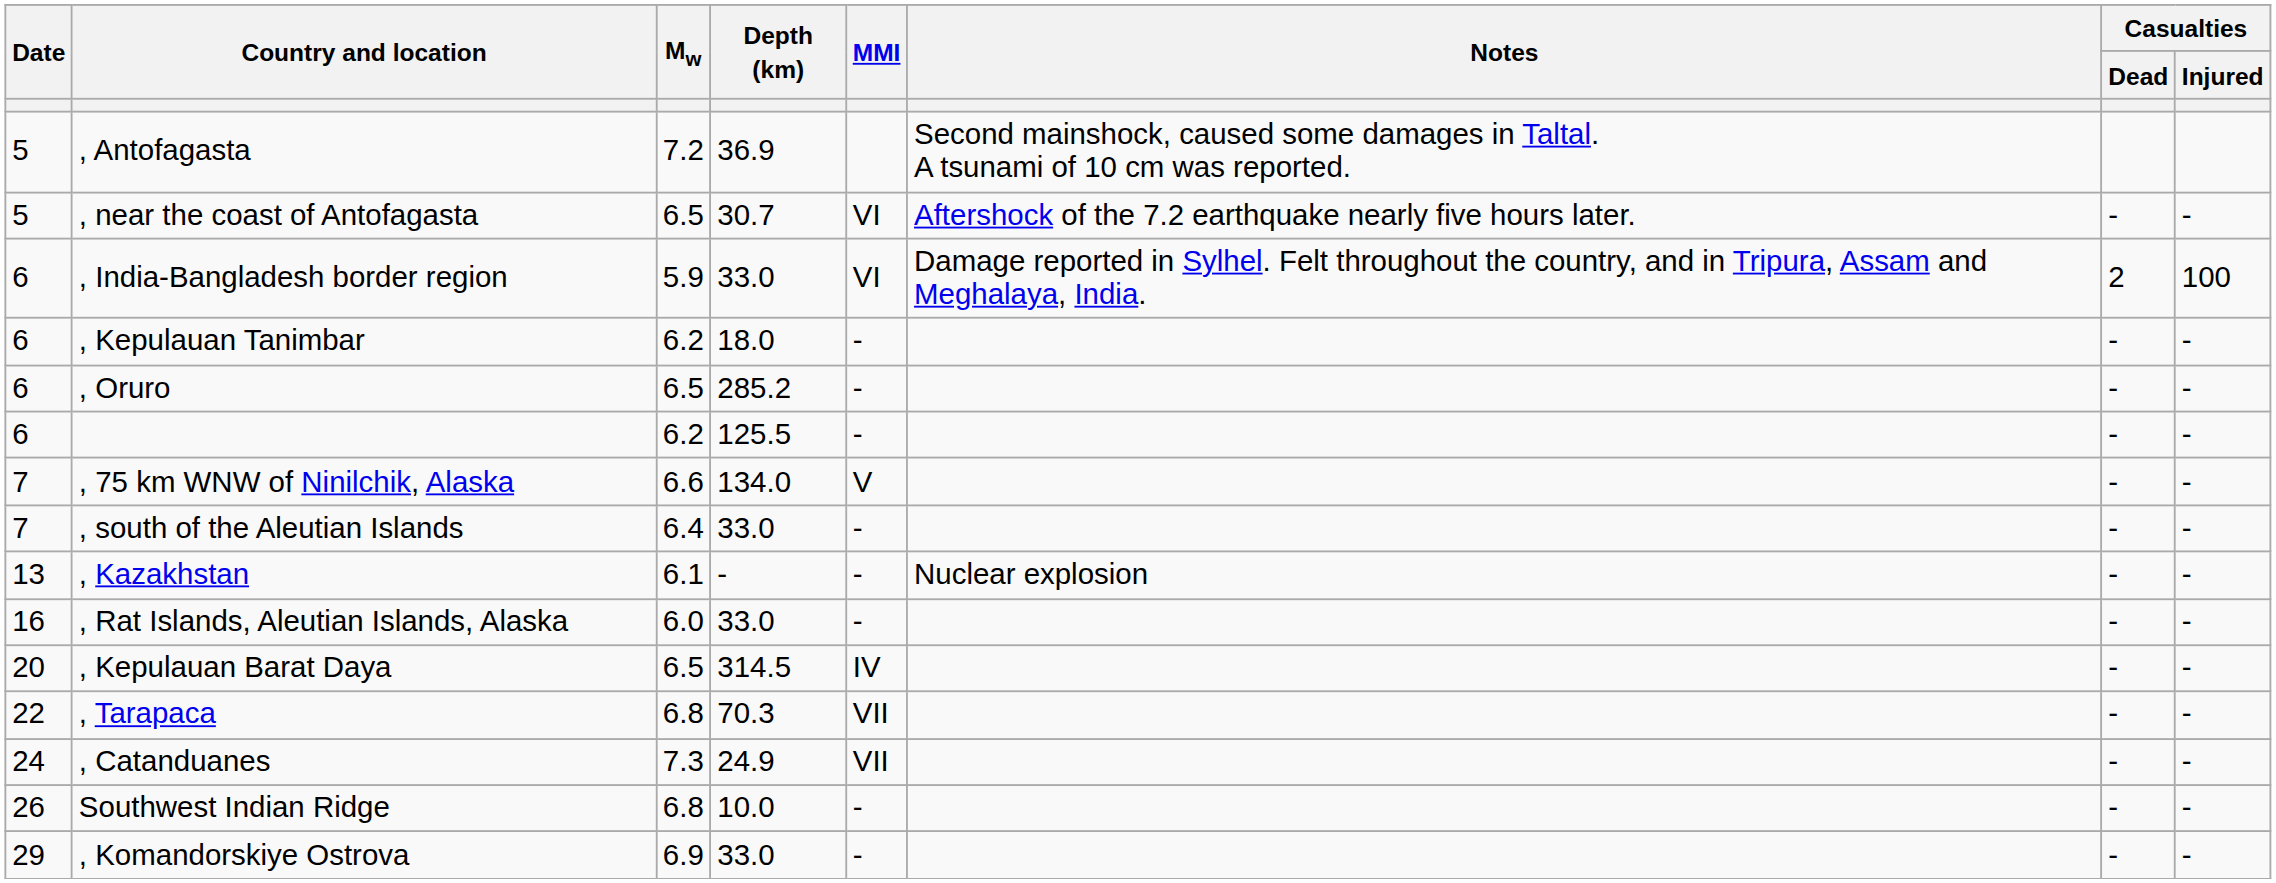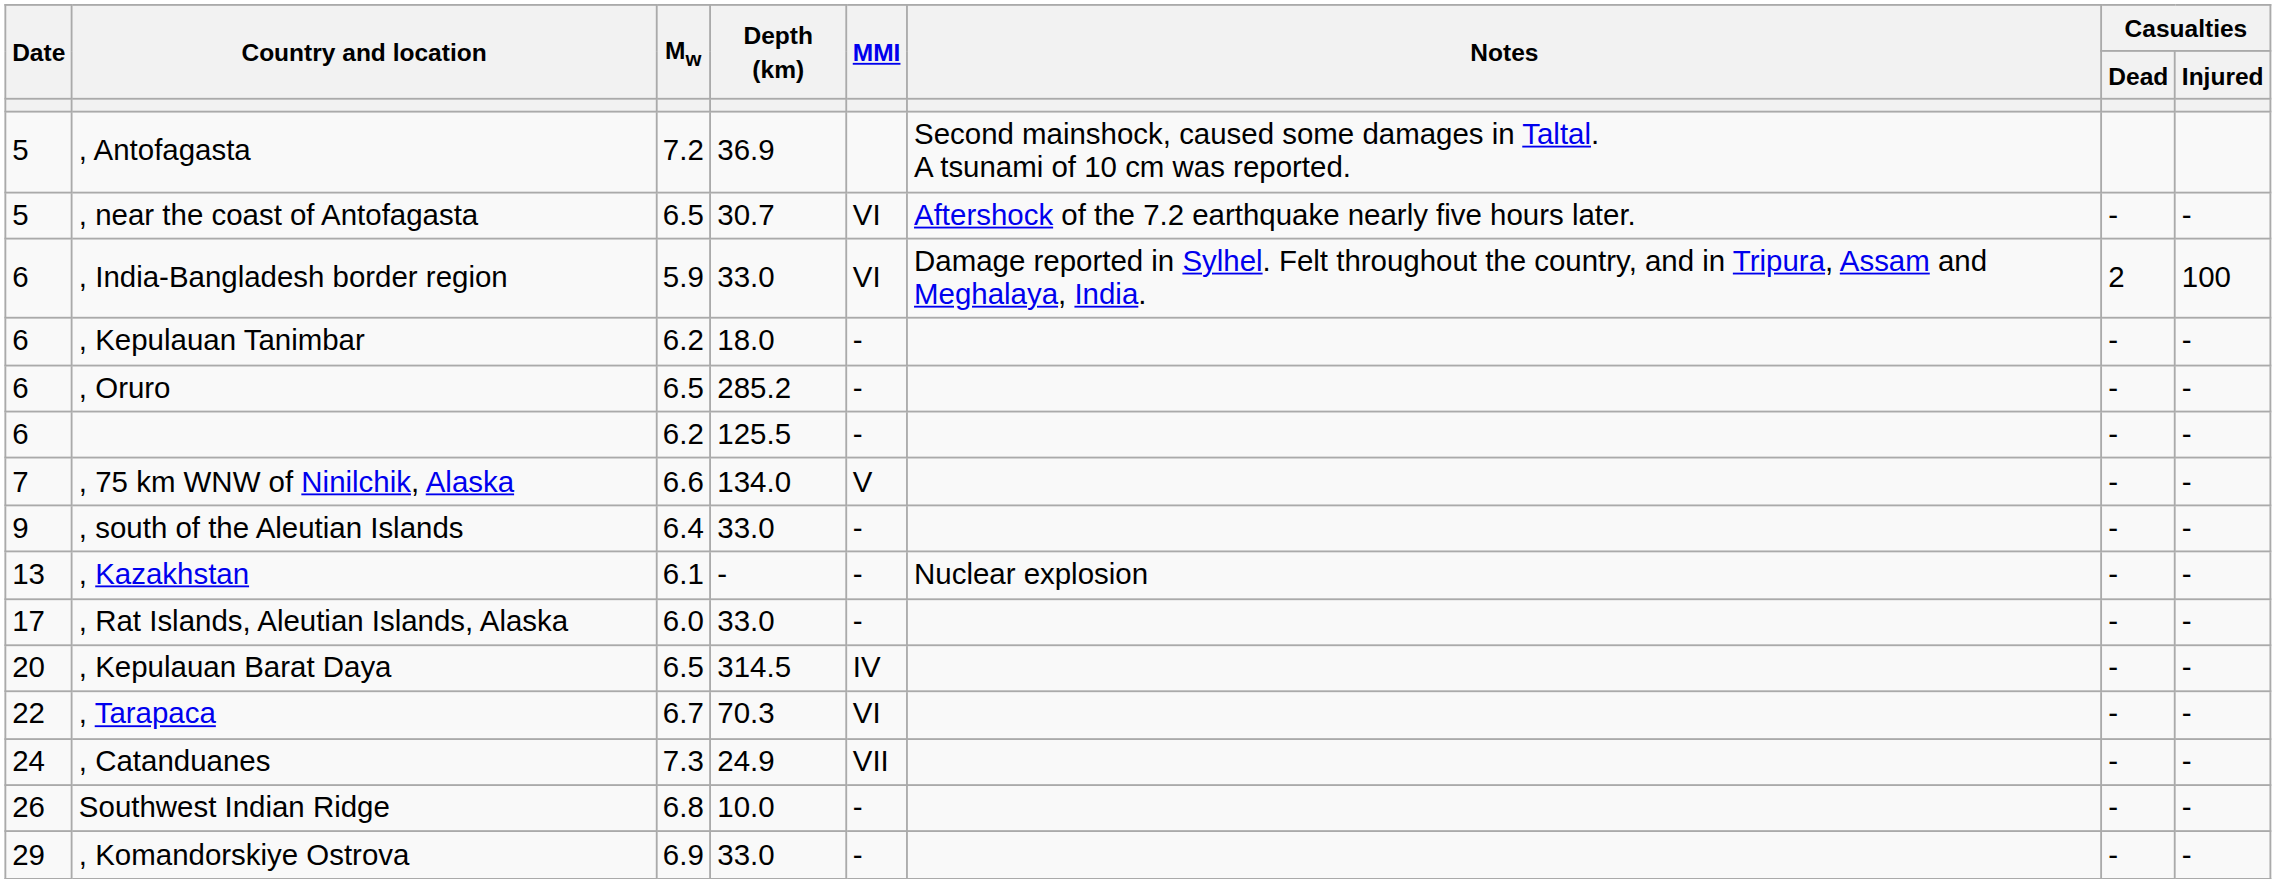(20, 527) 7 -> (20, 527) 9
(29, 621) 16 -> (29, 621) 17
(683, 714) 6.8 -> (683, 714) 6.7
(871, 714) VII -> (867, 714) VI
